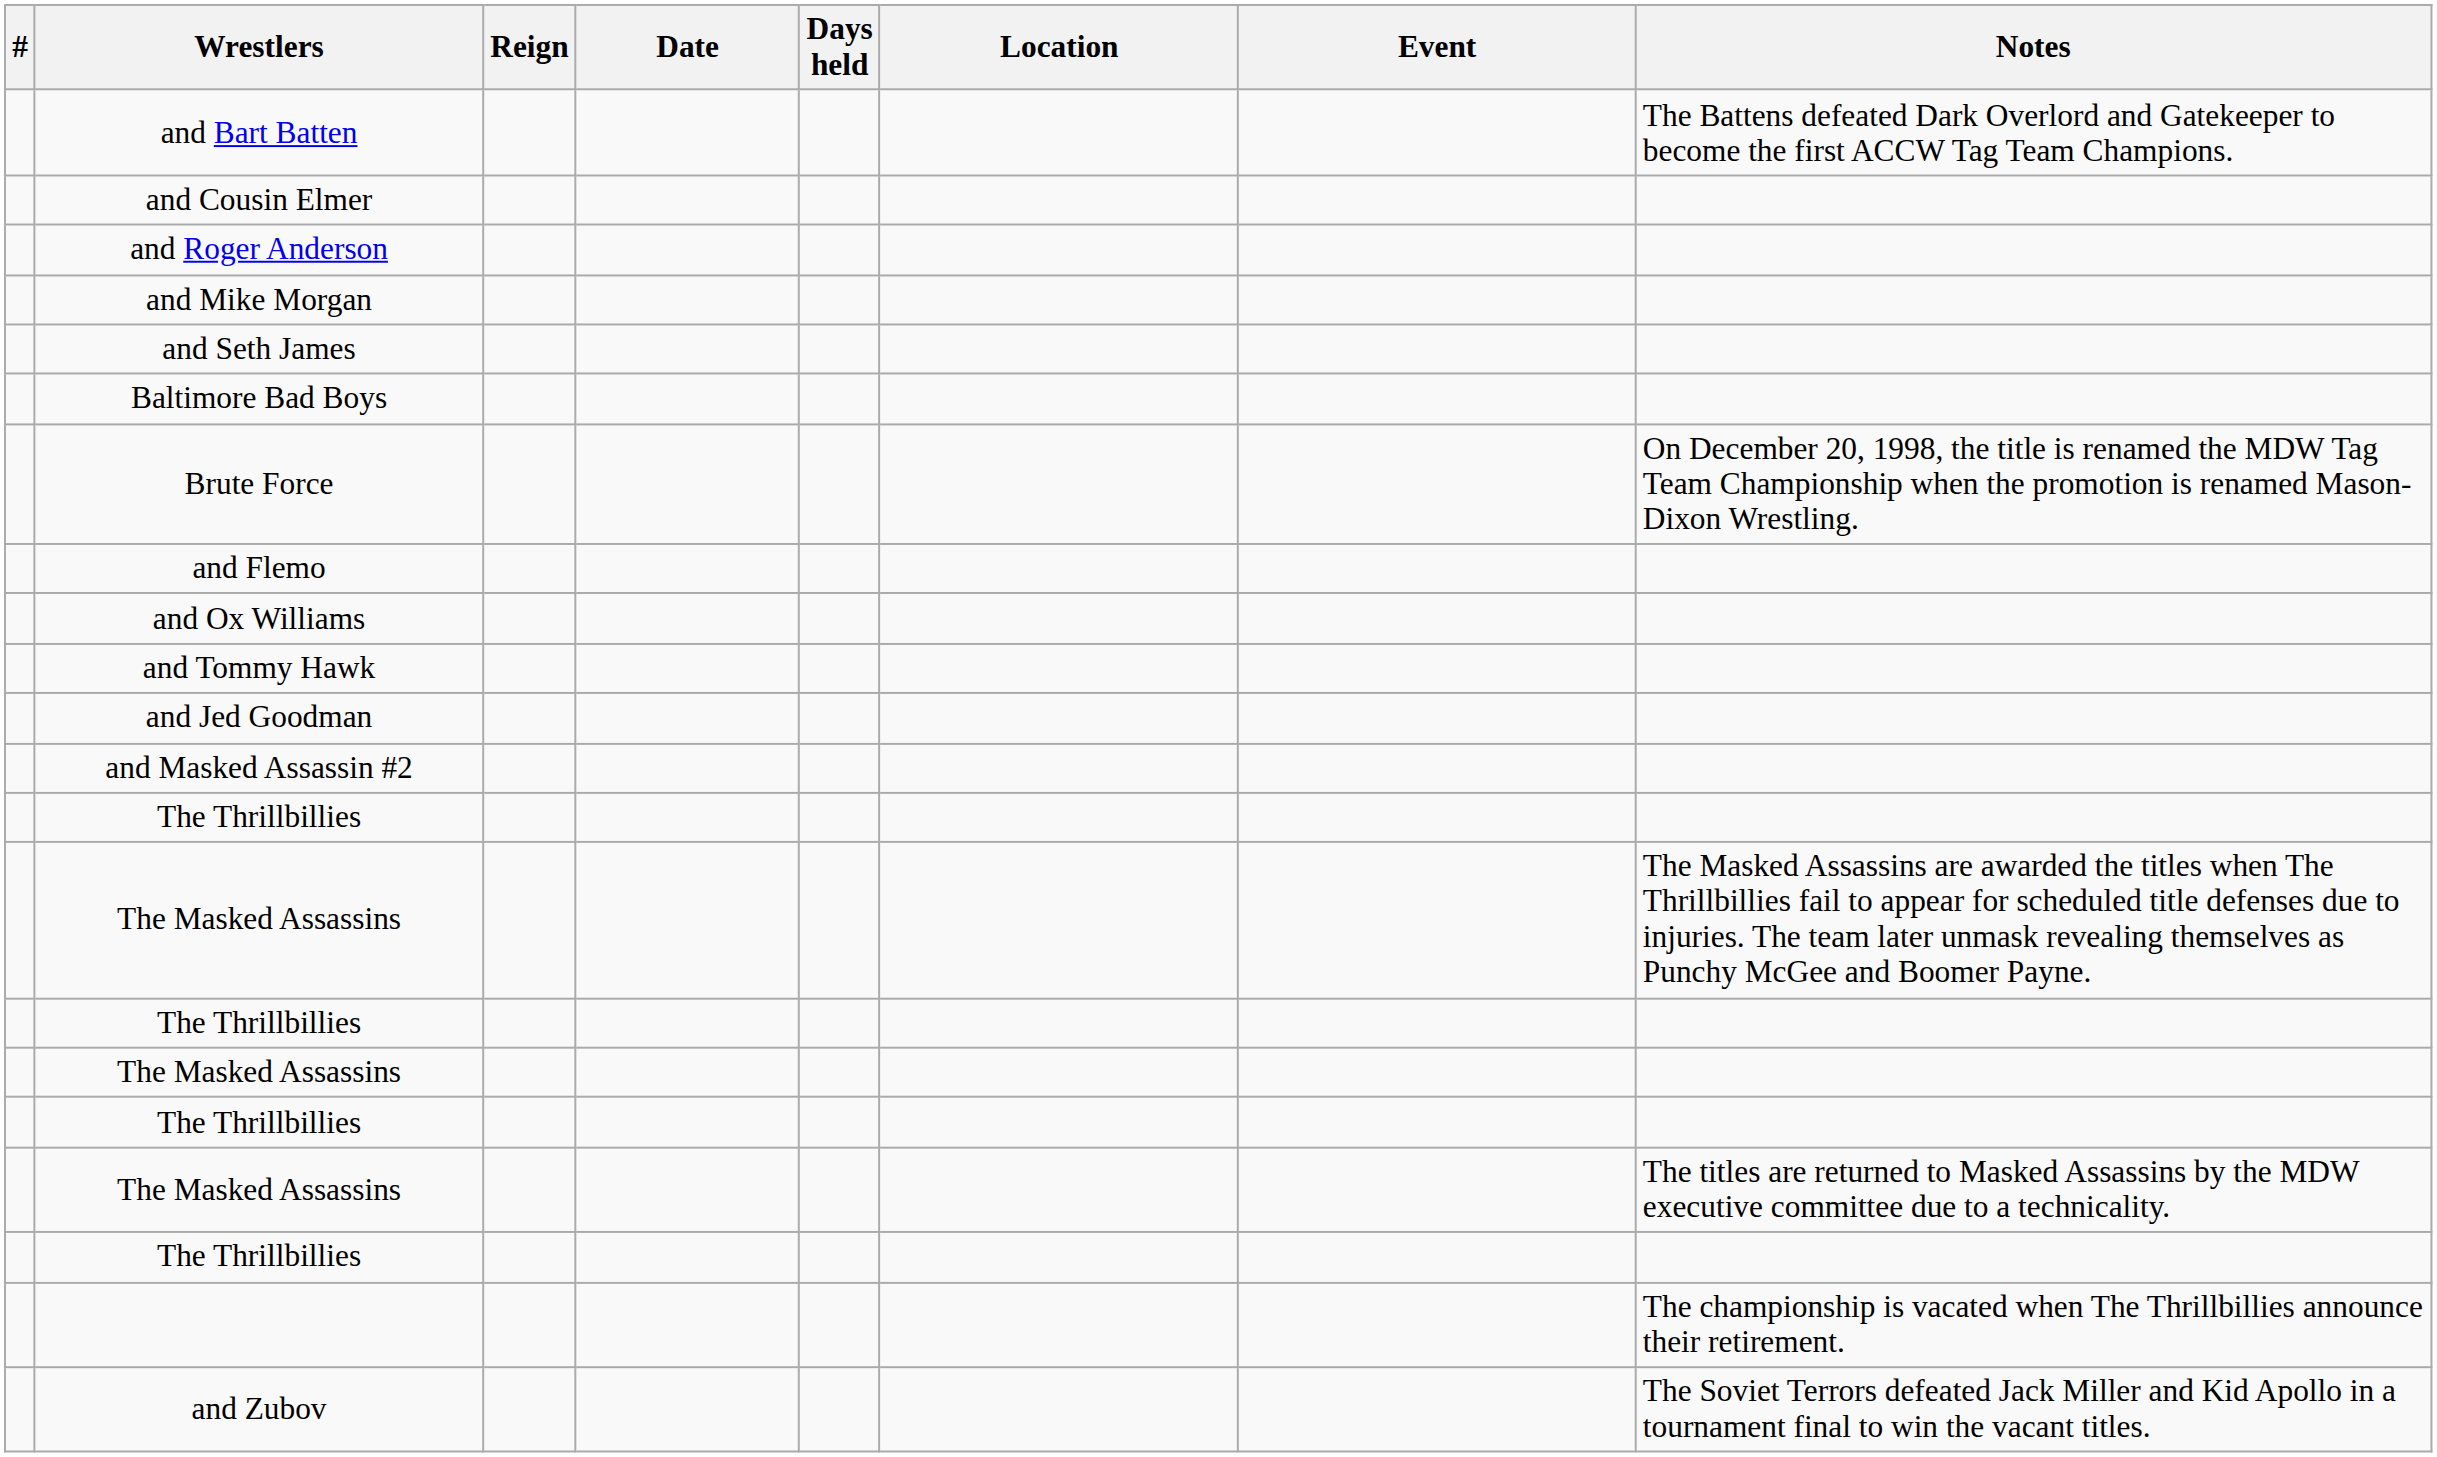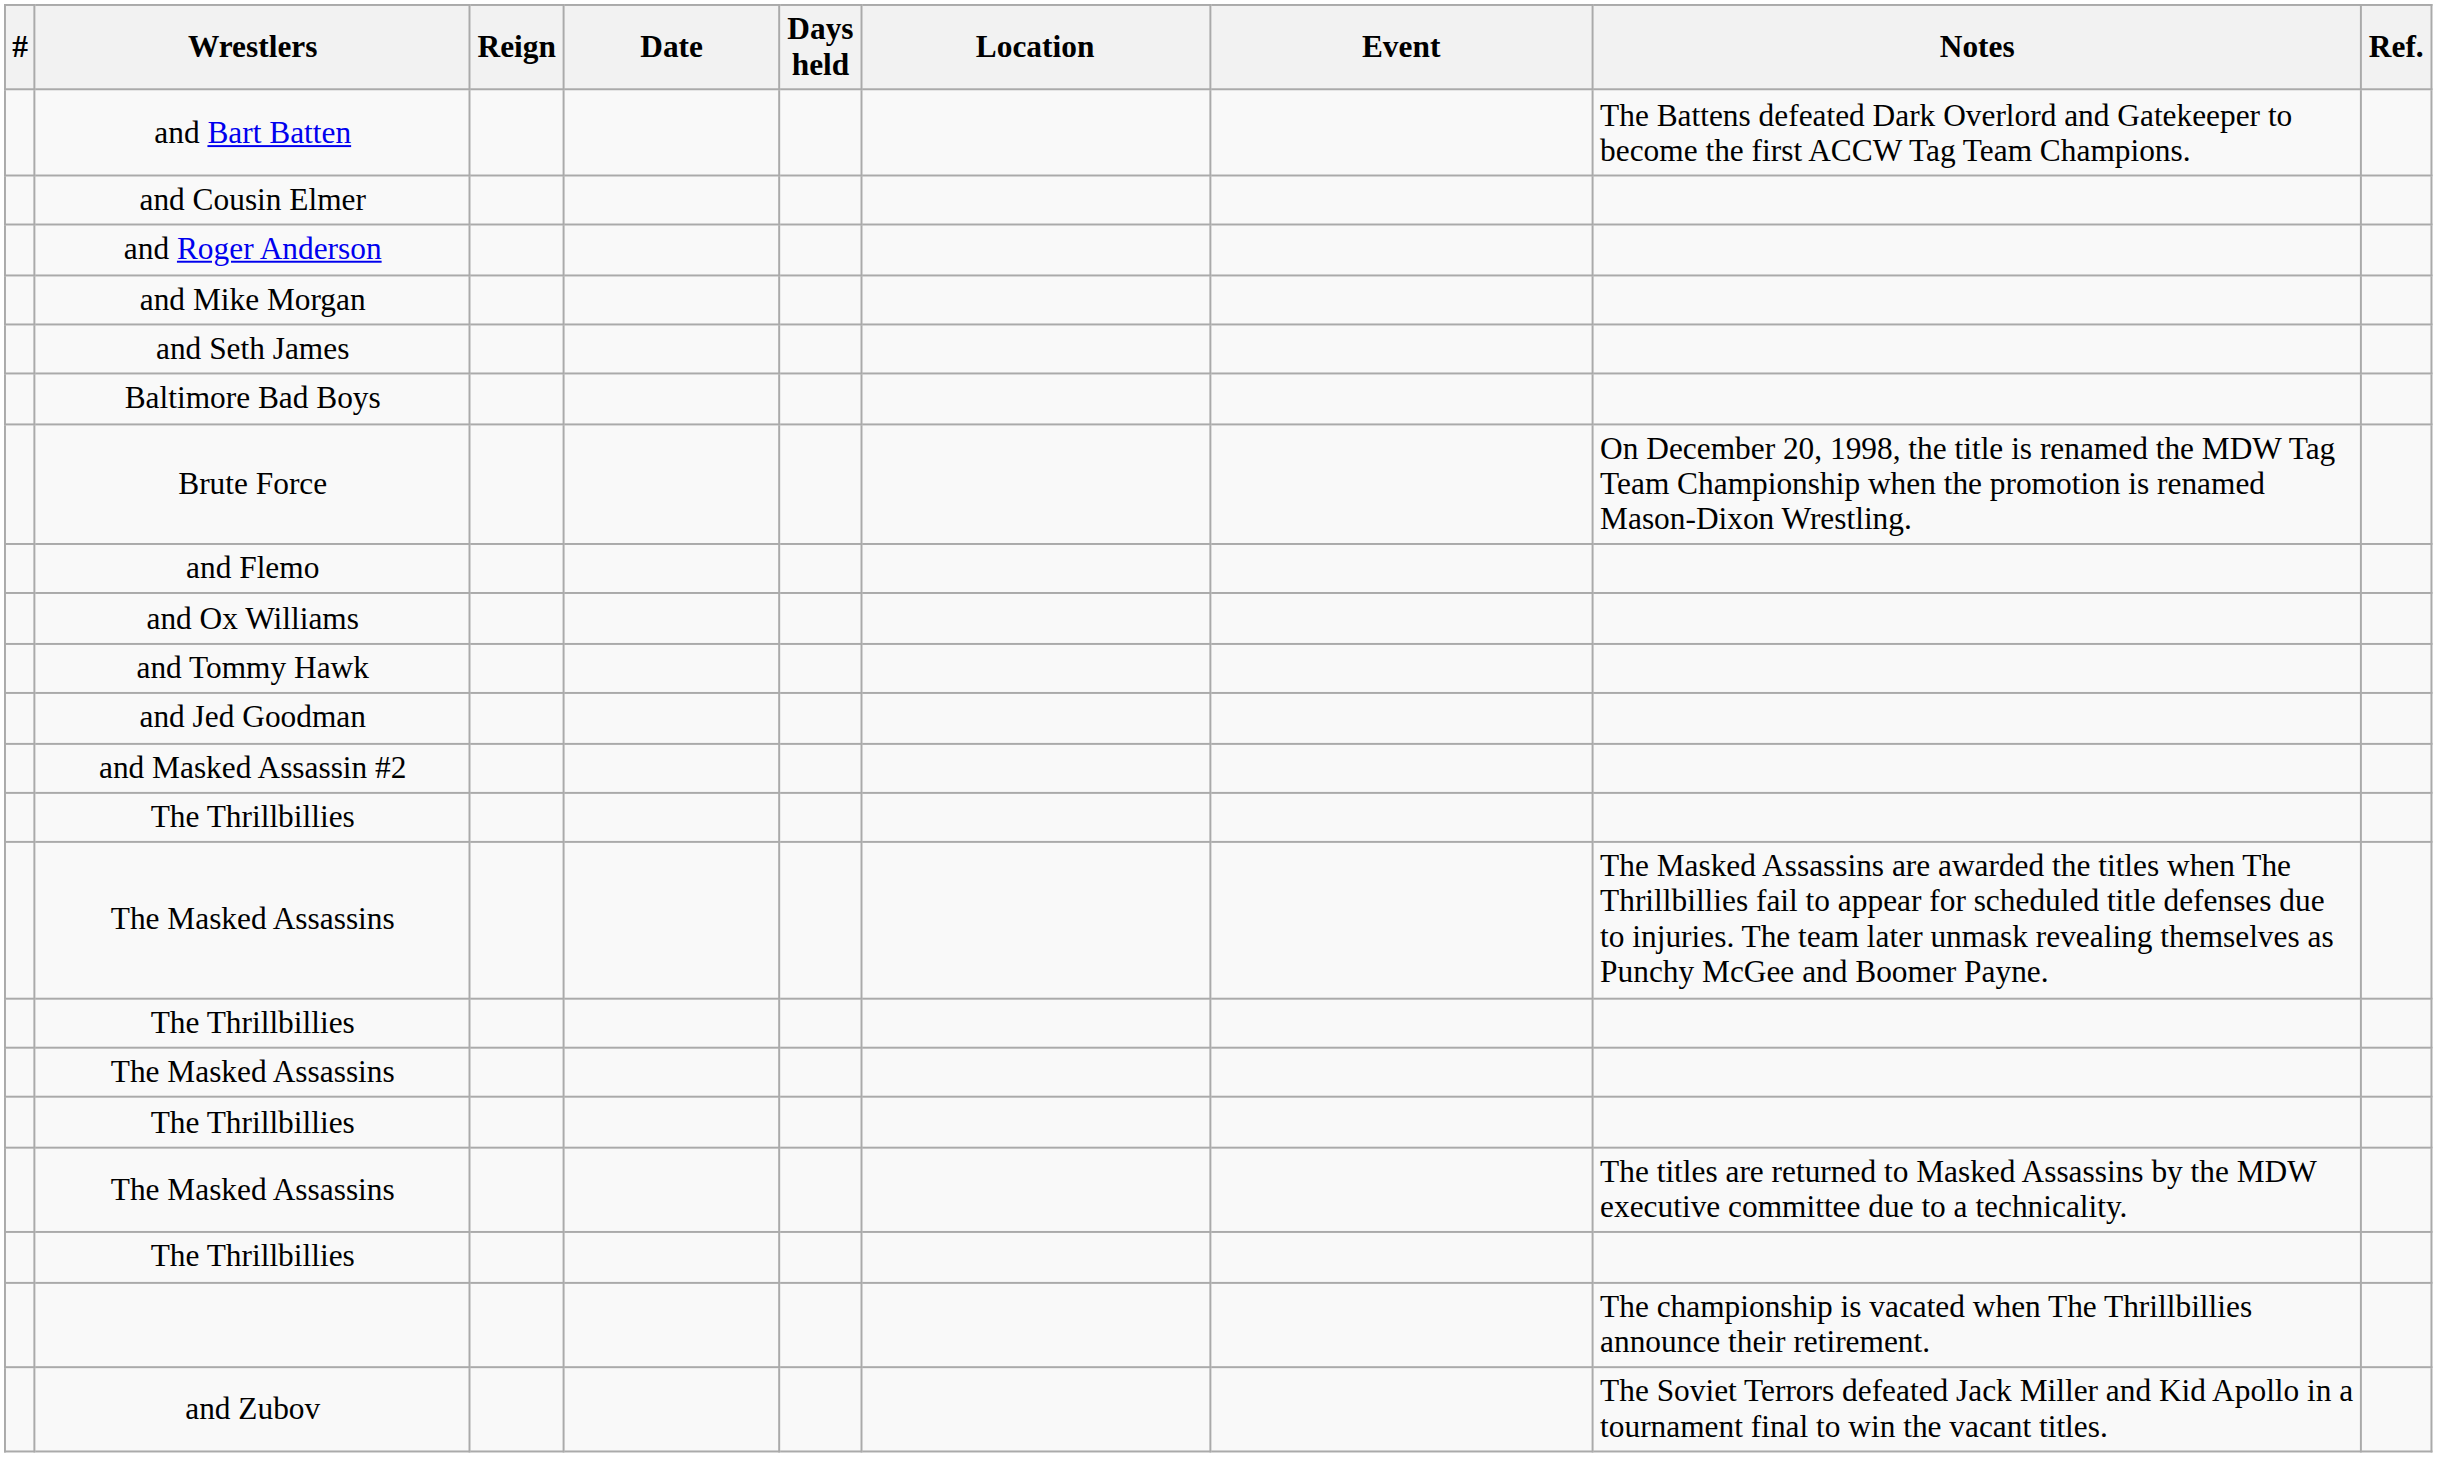+ column: (2396, 47)
